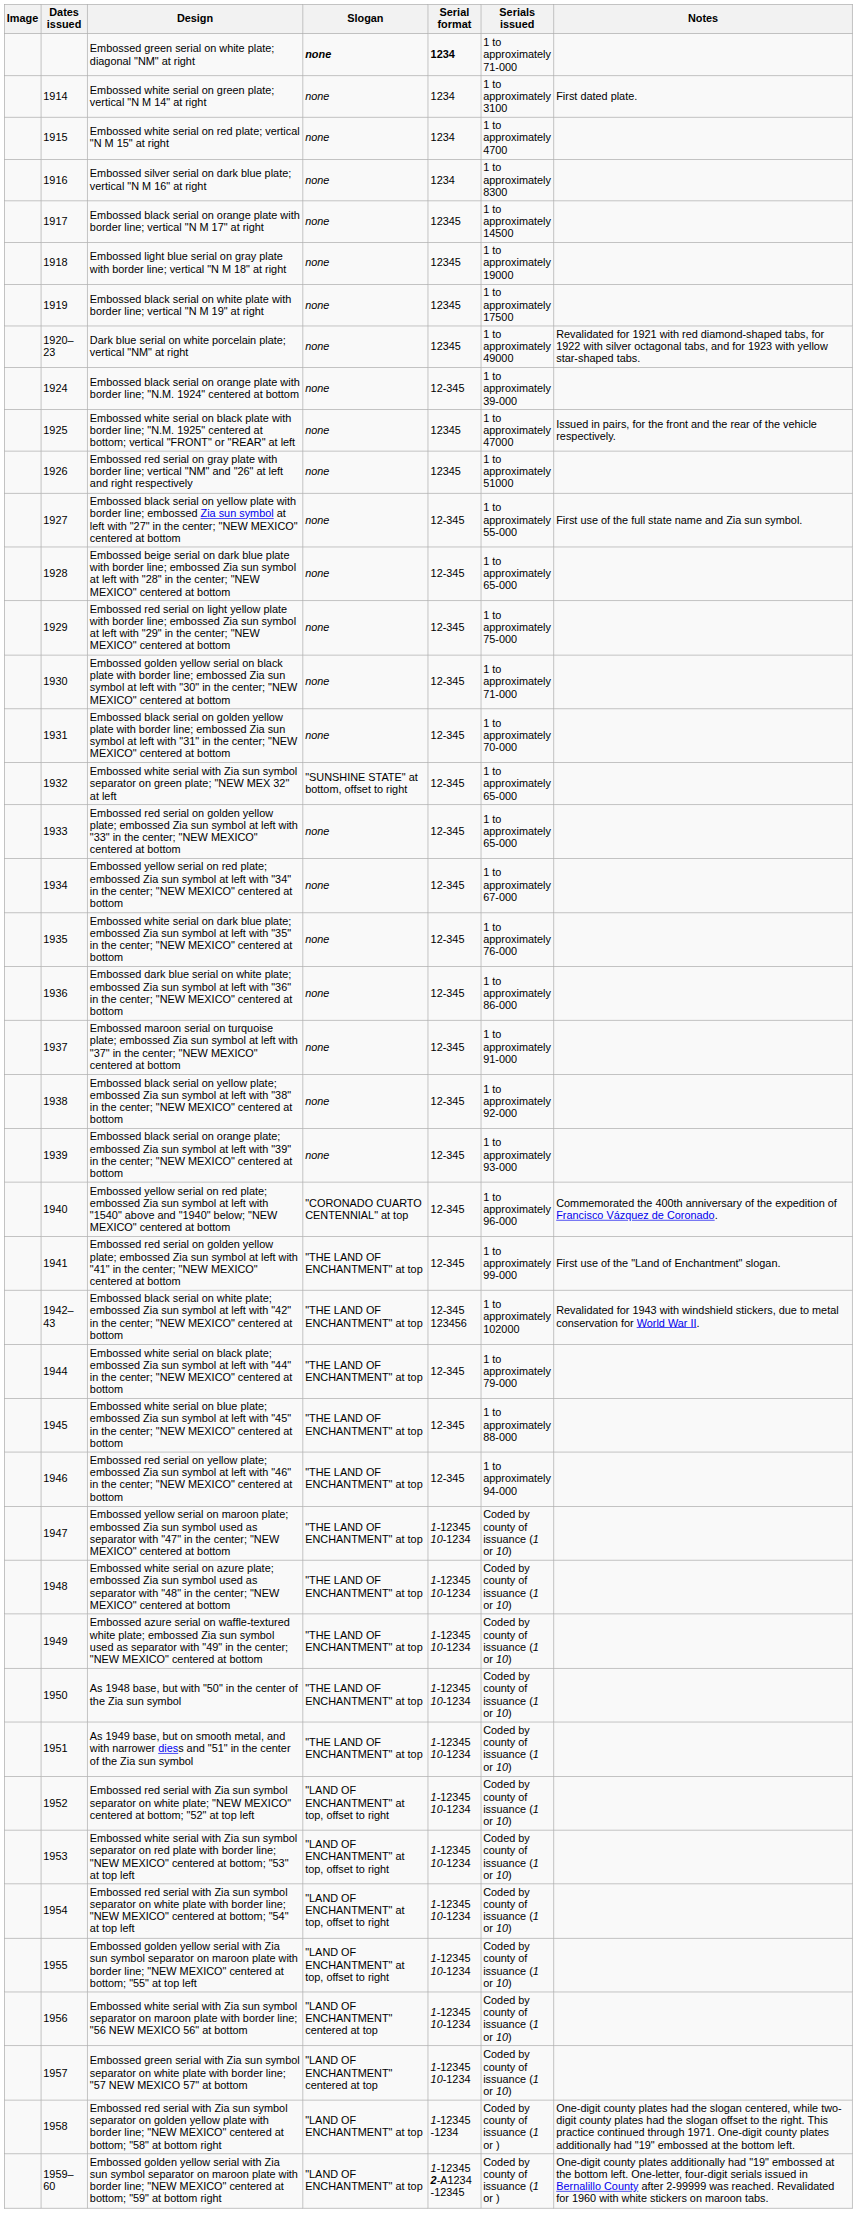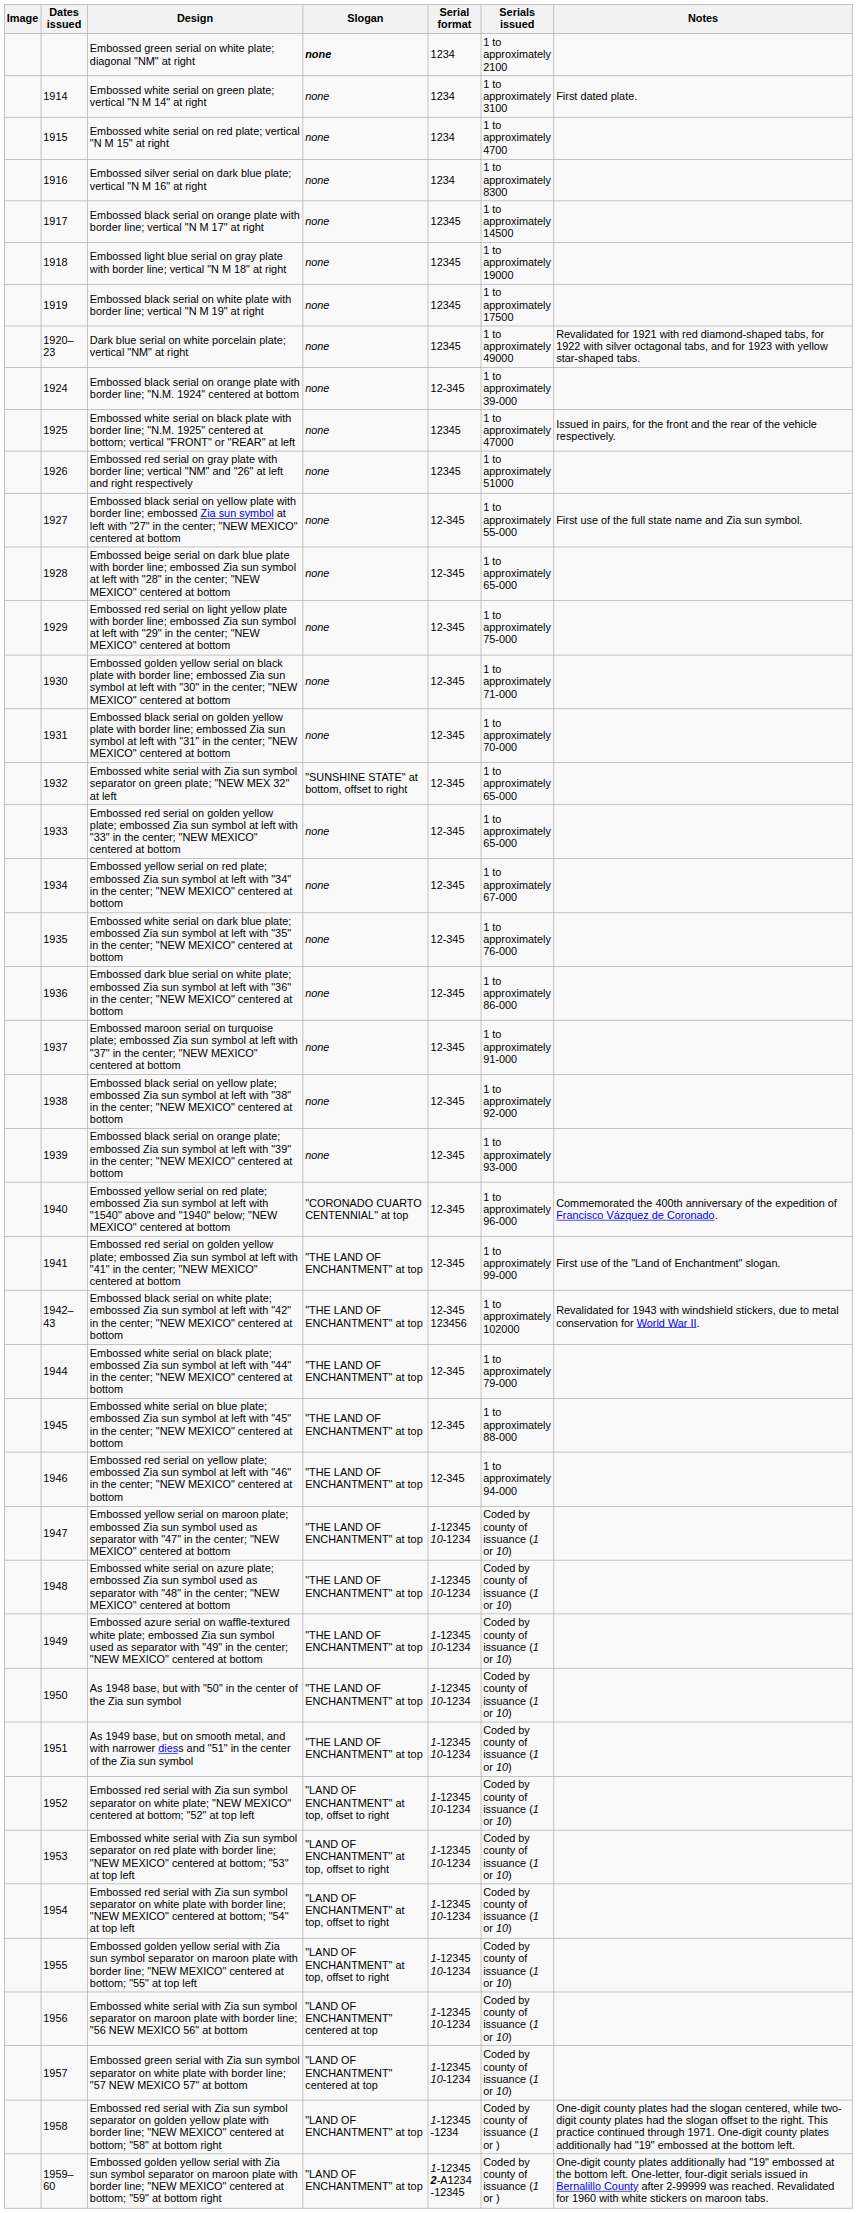(443, 54) bold -> (443, 54) normal
(517, 54) 1 to approximately 71-000 -> (517, 54) 1 to approximately 2100
